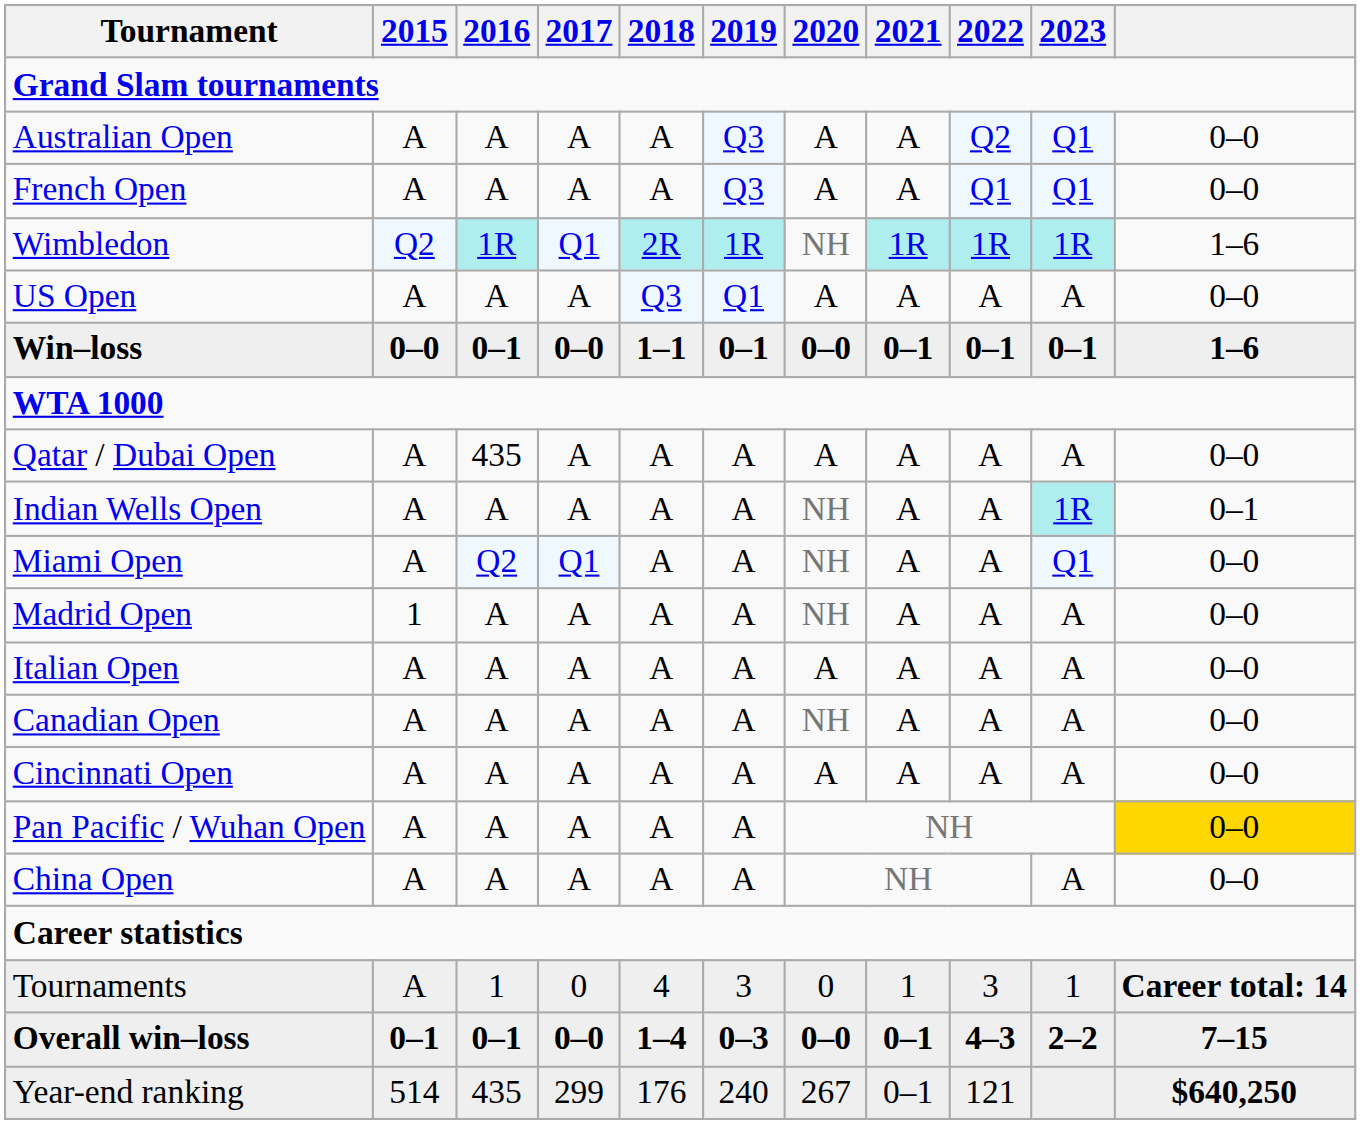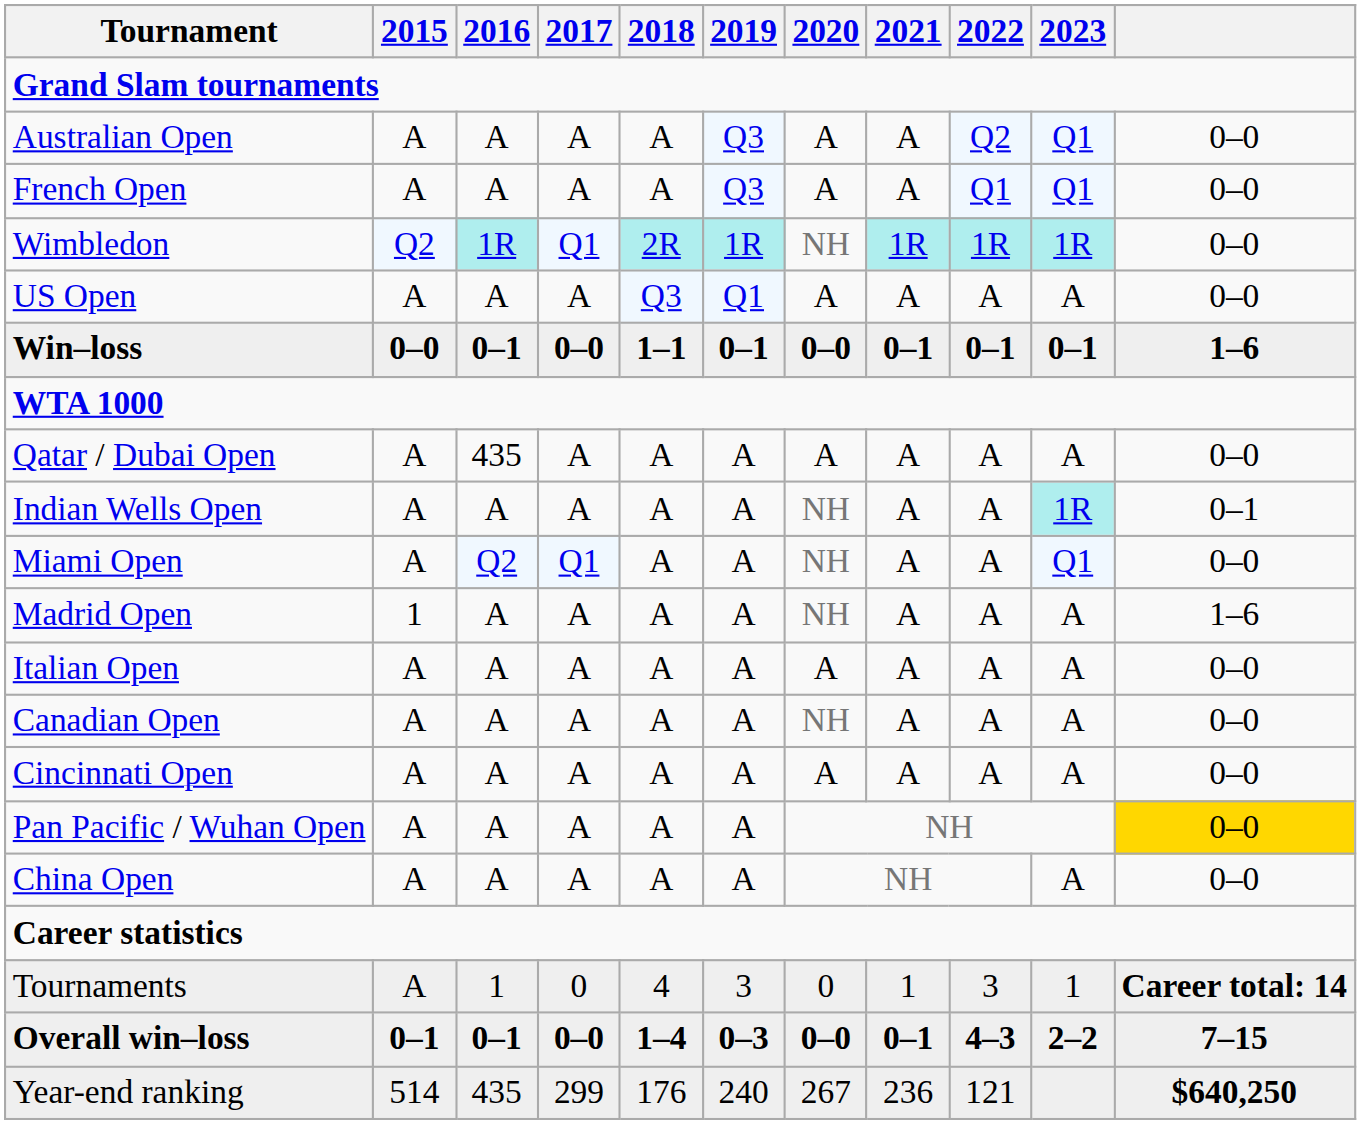(1234, 243) 1–6 -> (1234, 243) 0–0
(1234, 614) 0–0 -> (1234, 614) 1–6
(908, 1091) 0–1 -> (908, 1091) 236
